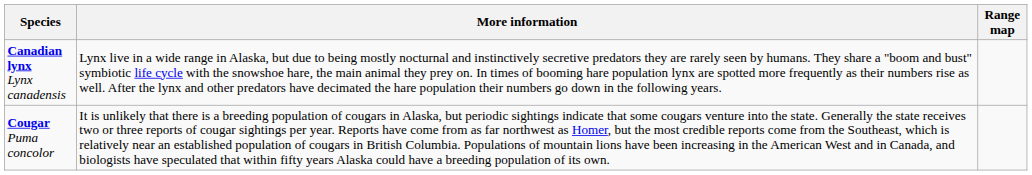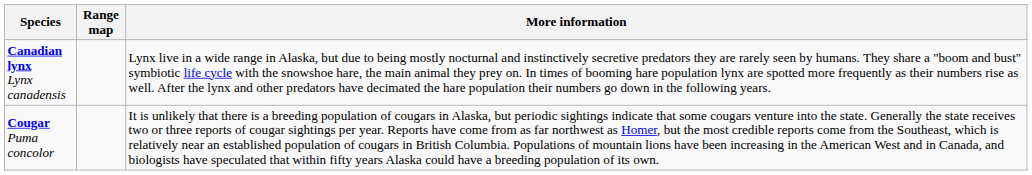columns swapped: (527, 22) <-> (1002, 22)
